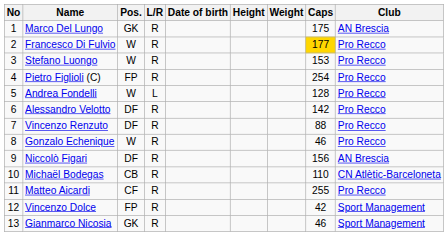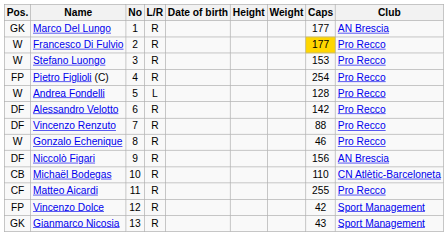columns swapped: (14, 12) <-> (131, 12)
(321, 28) 175 -> (321, 28) 177
(321, 223) 46 -> (321, 223) 43
